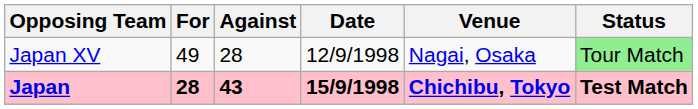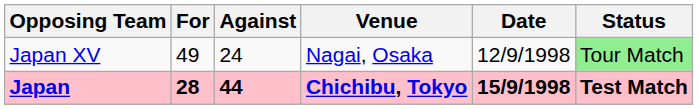columns swapped: (353, 21) <-> (490, 21)
(231, 54) 28 -> (231, 54) 24
(231, 87) 43 -> (231, 87) 44
